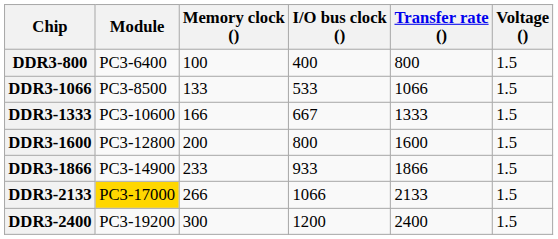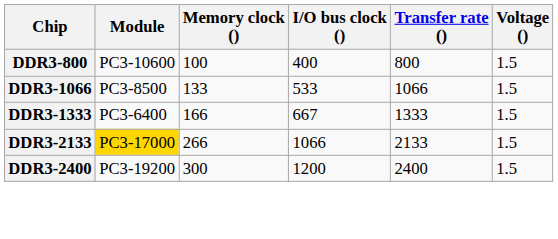(133, 62) PC3-6400 -> (137, 62) PC3-10600
(137, 115) PC3-10600 -> (133, 115) PC3-6400
- row: (50, 141)
- row: (50, 168)
